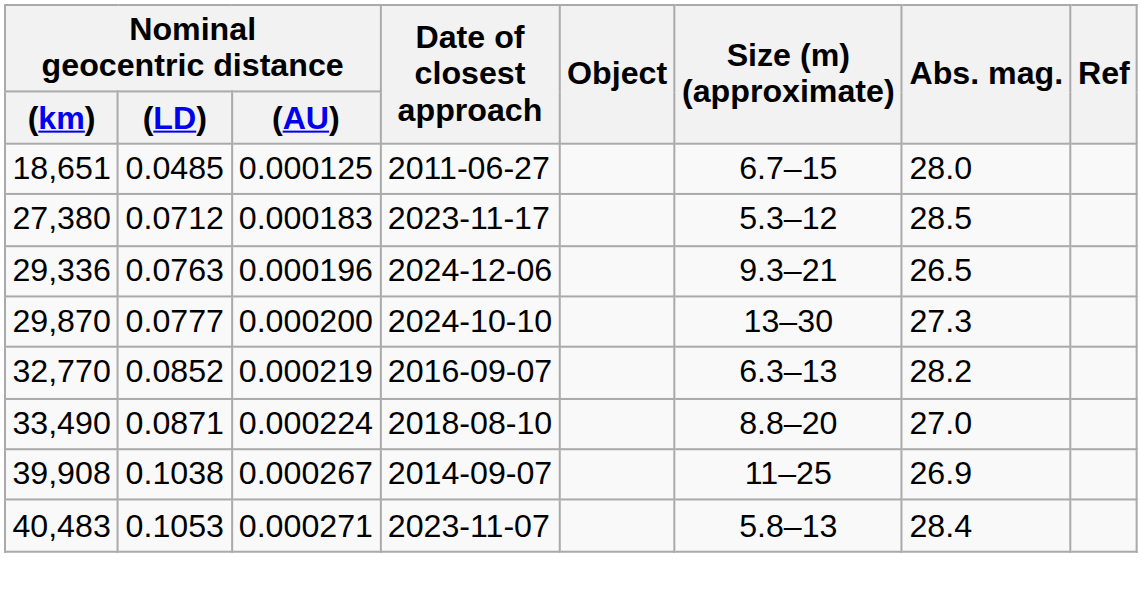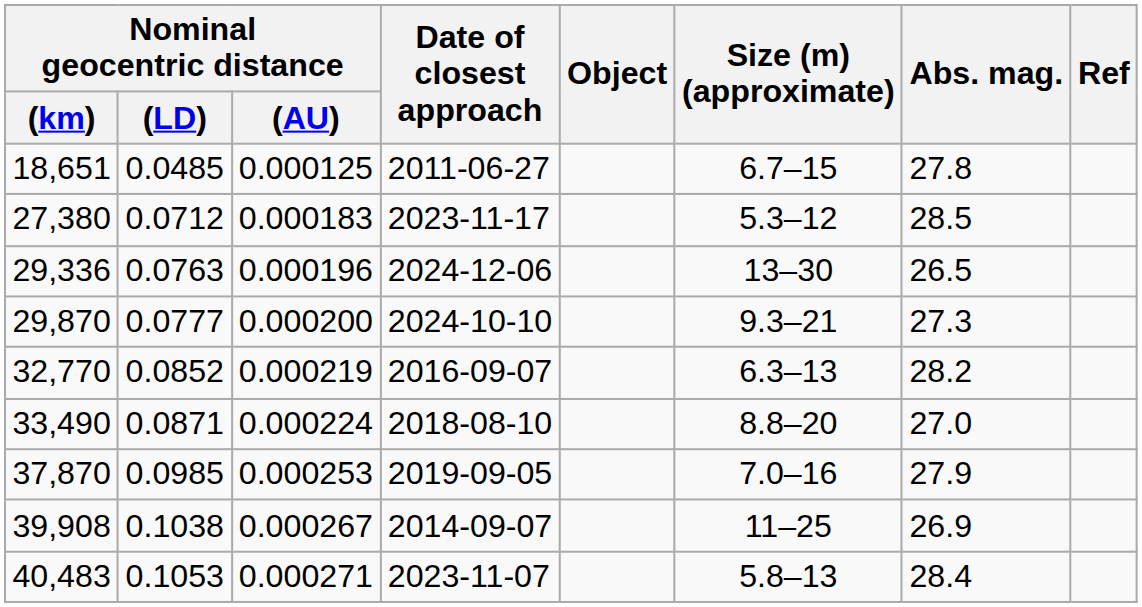(941, 168) 28.0 -> (941, 168) 27.8
(788, 270) 9.3–21 -> (788, 270) 13–30
(788, 321) 13–30 -> (788, 321) 9.3–21
+ row: (62, 474)
